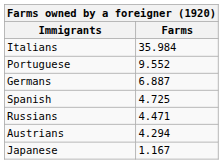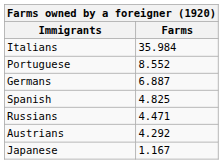(154, 64) 9.552 -> (154, 64) 8.552
(154, 99) 4.725 -> (154, 99) 4.825
(154, 133) 4.294 -> (154, 133) 4.292
